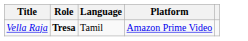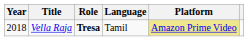+ column: (17, 12)
(169, 28) no background -> (194, 28) khaki background
